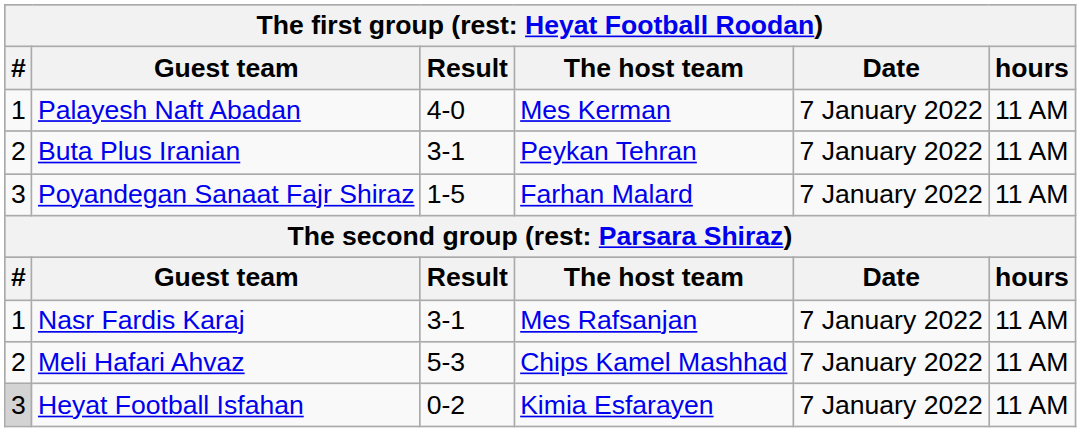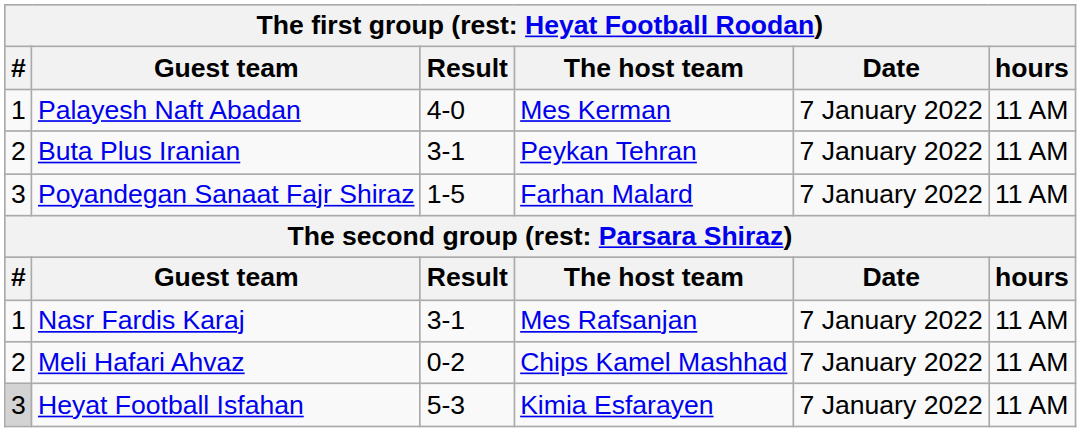(446, 362) 5-3 -> (446, 362) 0-2
(446, 404) 0-2 -> (446, 404) 5-3
